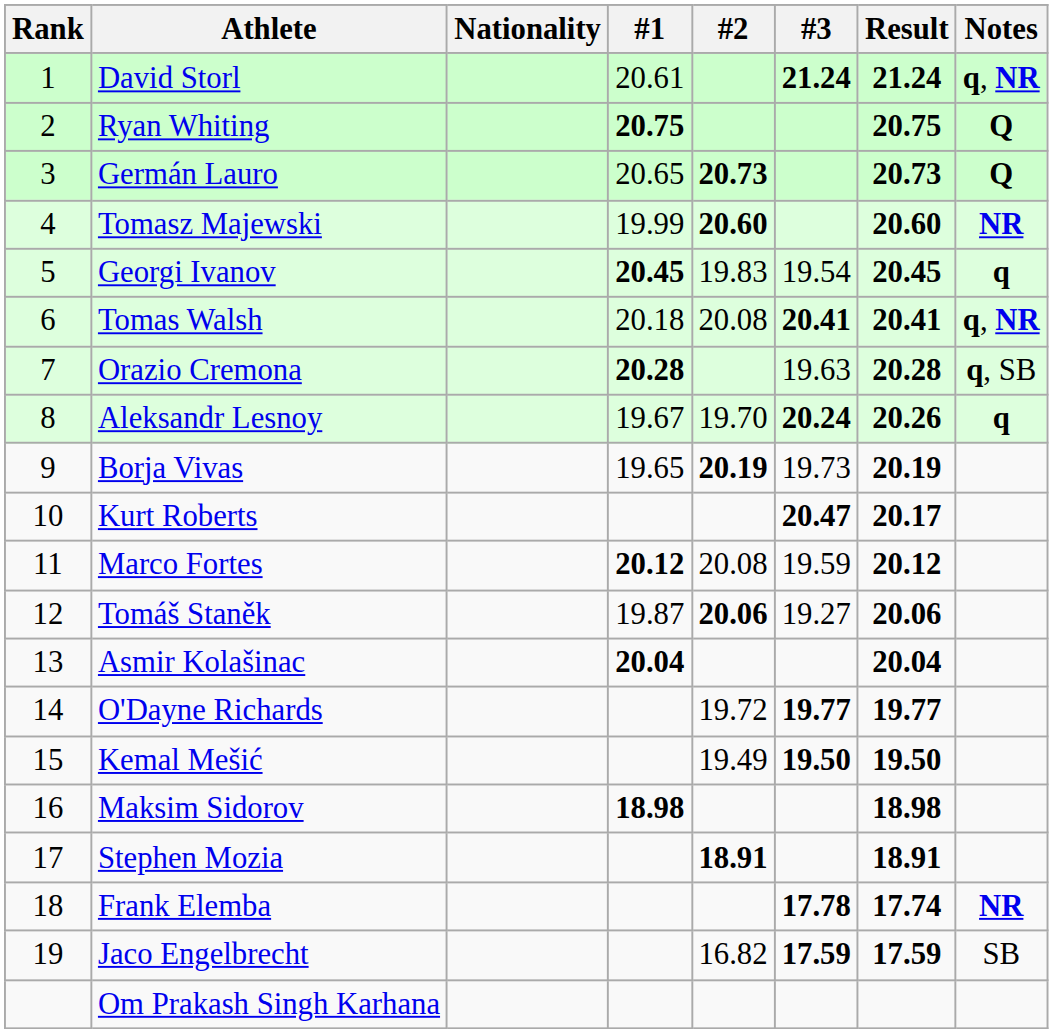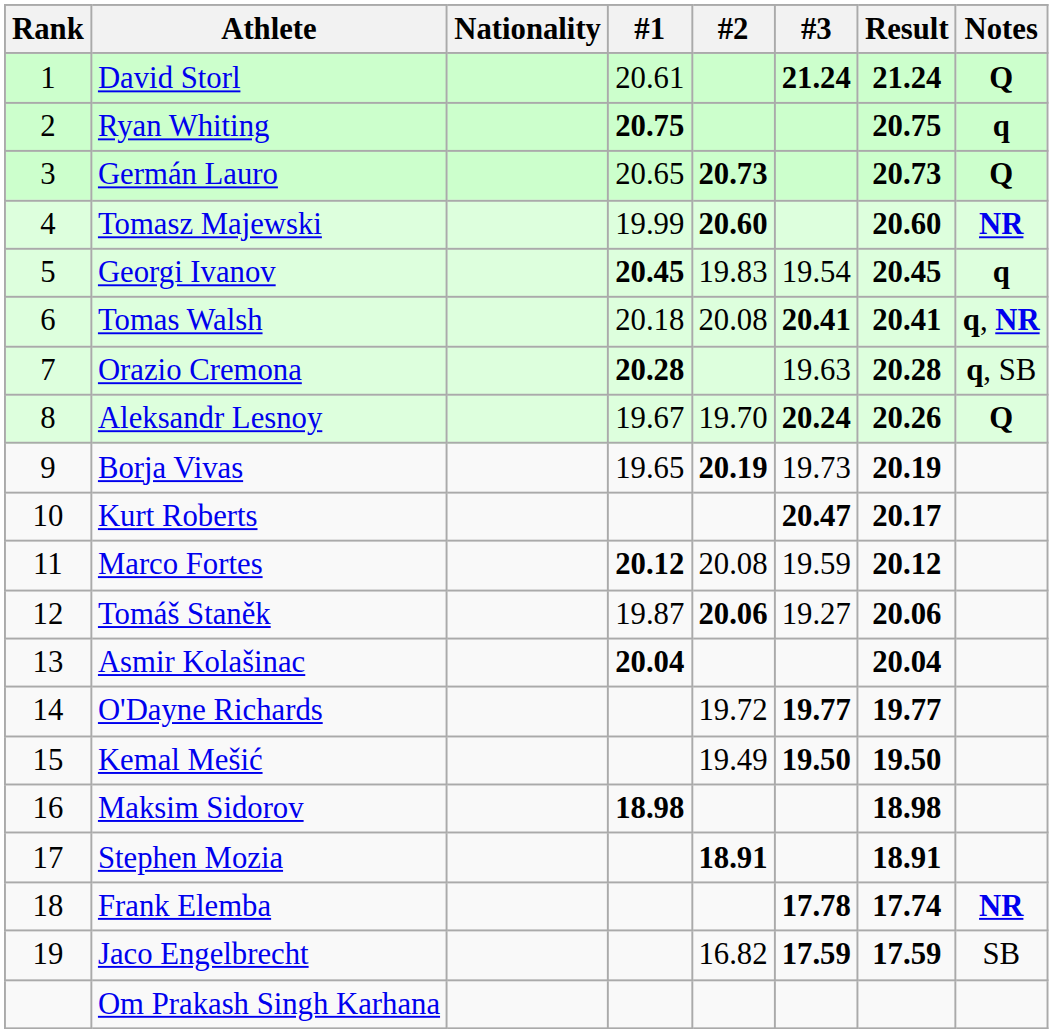(1001, 77) q, NR -> (1001, 77) Q
(1001, 126) Q -> (1001, 126) q
(1001, 418) q -> (1001, 418) Q
